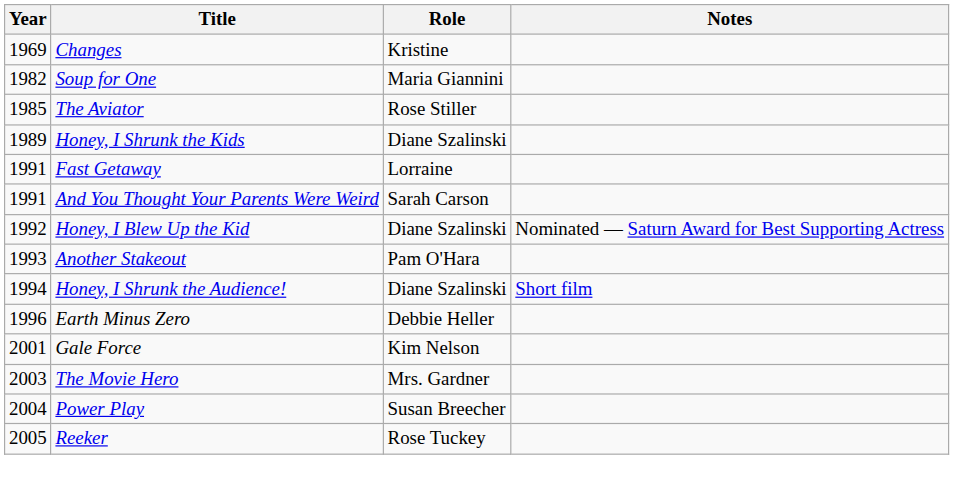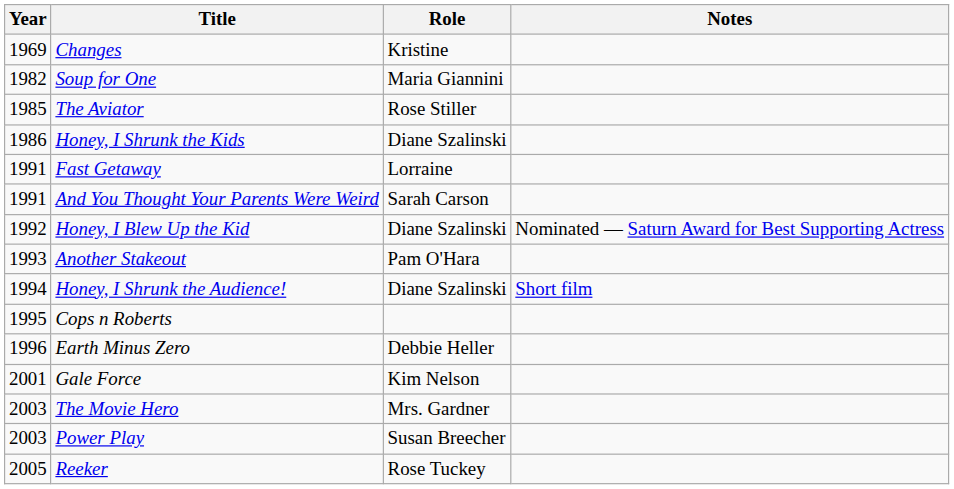(28, 139) 1989 -> (28, 139) 1986
+ row: (114, 318)
(28, 408) 2004 -> (28, 438) 2003
